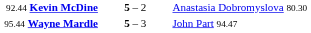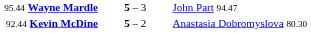rows swapped: (51, 23) <-> (52, 8)
